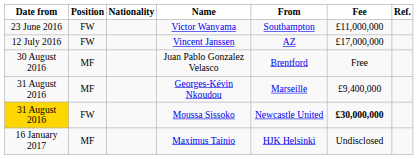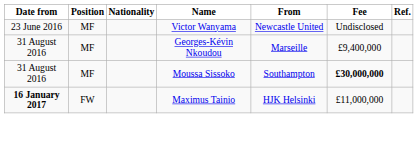(87, 27) FW -> (87, 27) MF
(289, 27) Southampton -> (289, 27) Newcastle United
(360, 27) £11,000,000 -> (360, 27) Undisclosed
- row: (204, 42)
- row: (204, 63)
(37, 115) gold background -> (37, 73) no background
(87, 115) FW -> (87, 73) MF
(289, 115) Newcastle United -> (289, 73) Southampton
(37, 141) normal -> (37, 100) bold
(87, 141) MF -> (87, 100) FW
(360, 141) Undisclosed -> (360, 100) £11,000,000
